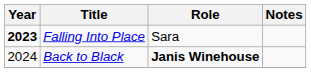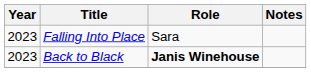(22, 36) bold -> (22, 36) normal
(22, 57) 2024 -> (22, 57) 2023
